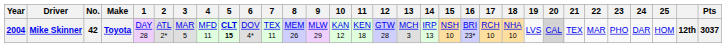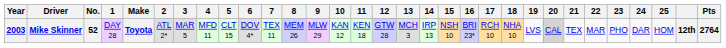columns swapped: (118, 11) <-> (144, 11)
(16, 30) 2004 -> (16, 30) 2003
(93, 30) 42 -> (93, 30) 52
(229, 30) bold -> (229, 30) normal
(710, 30) 3037 -> (709, 30) 2764
